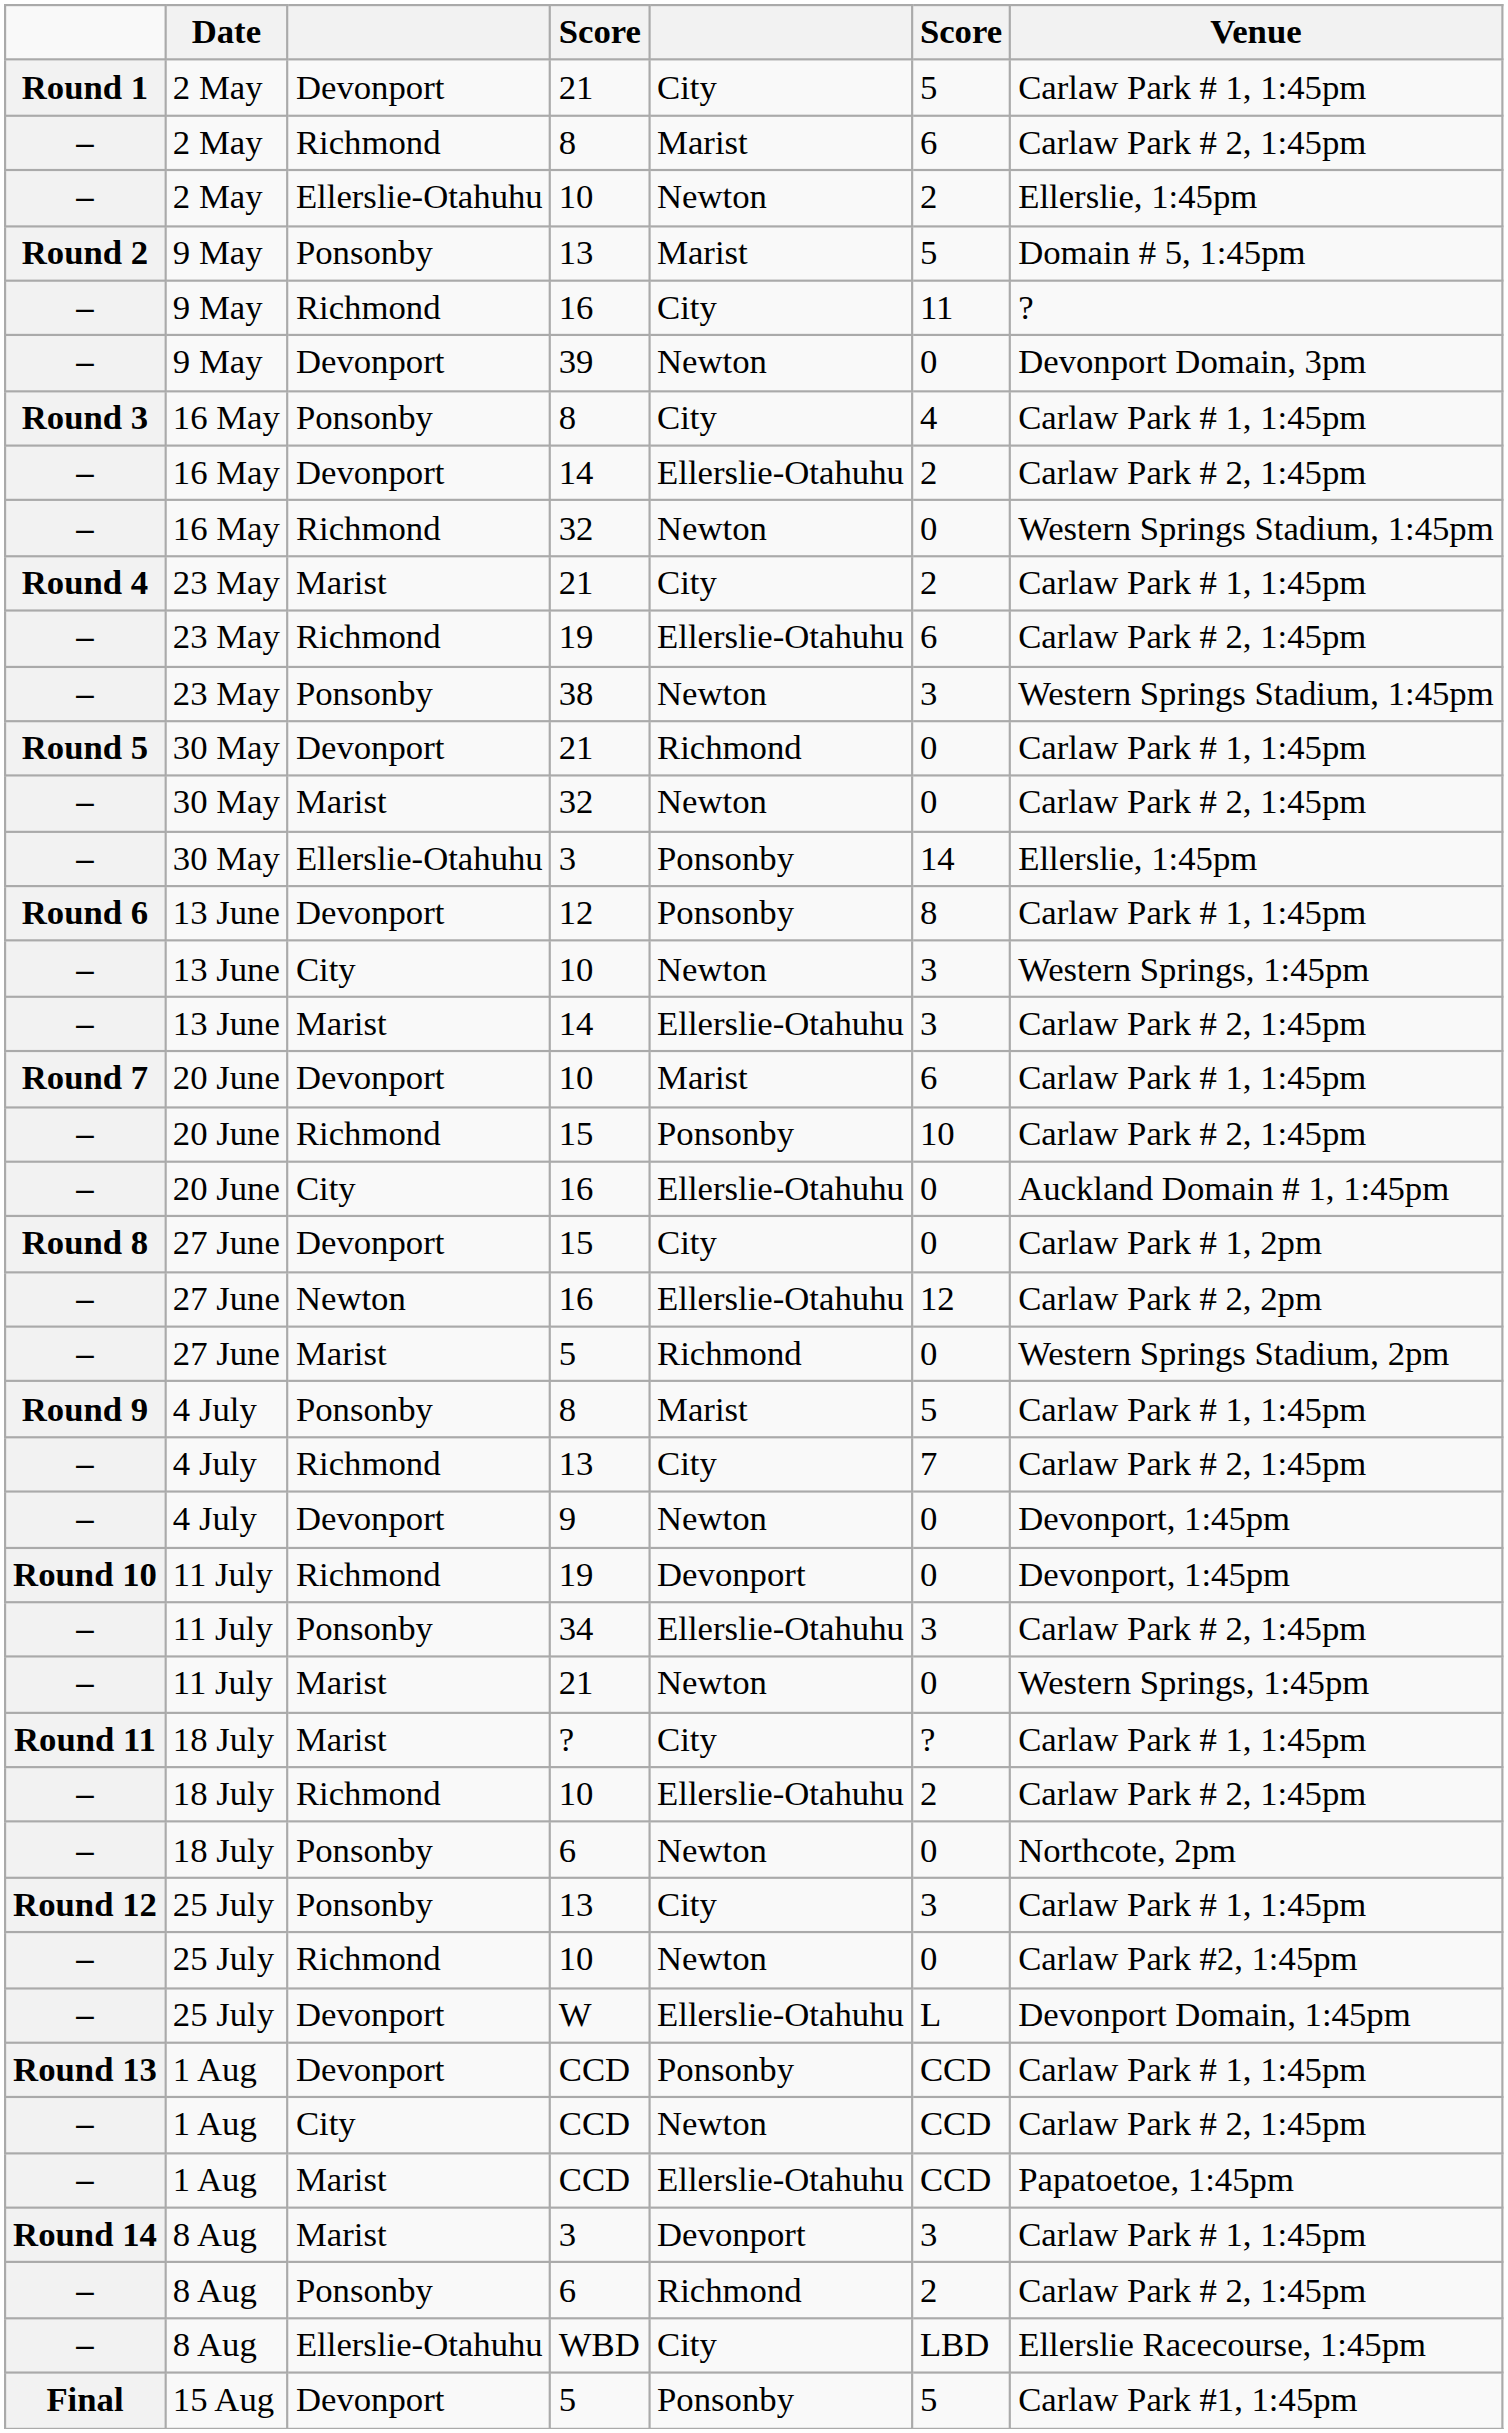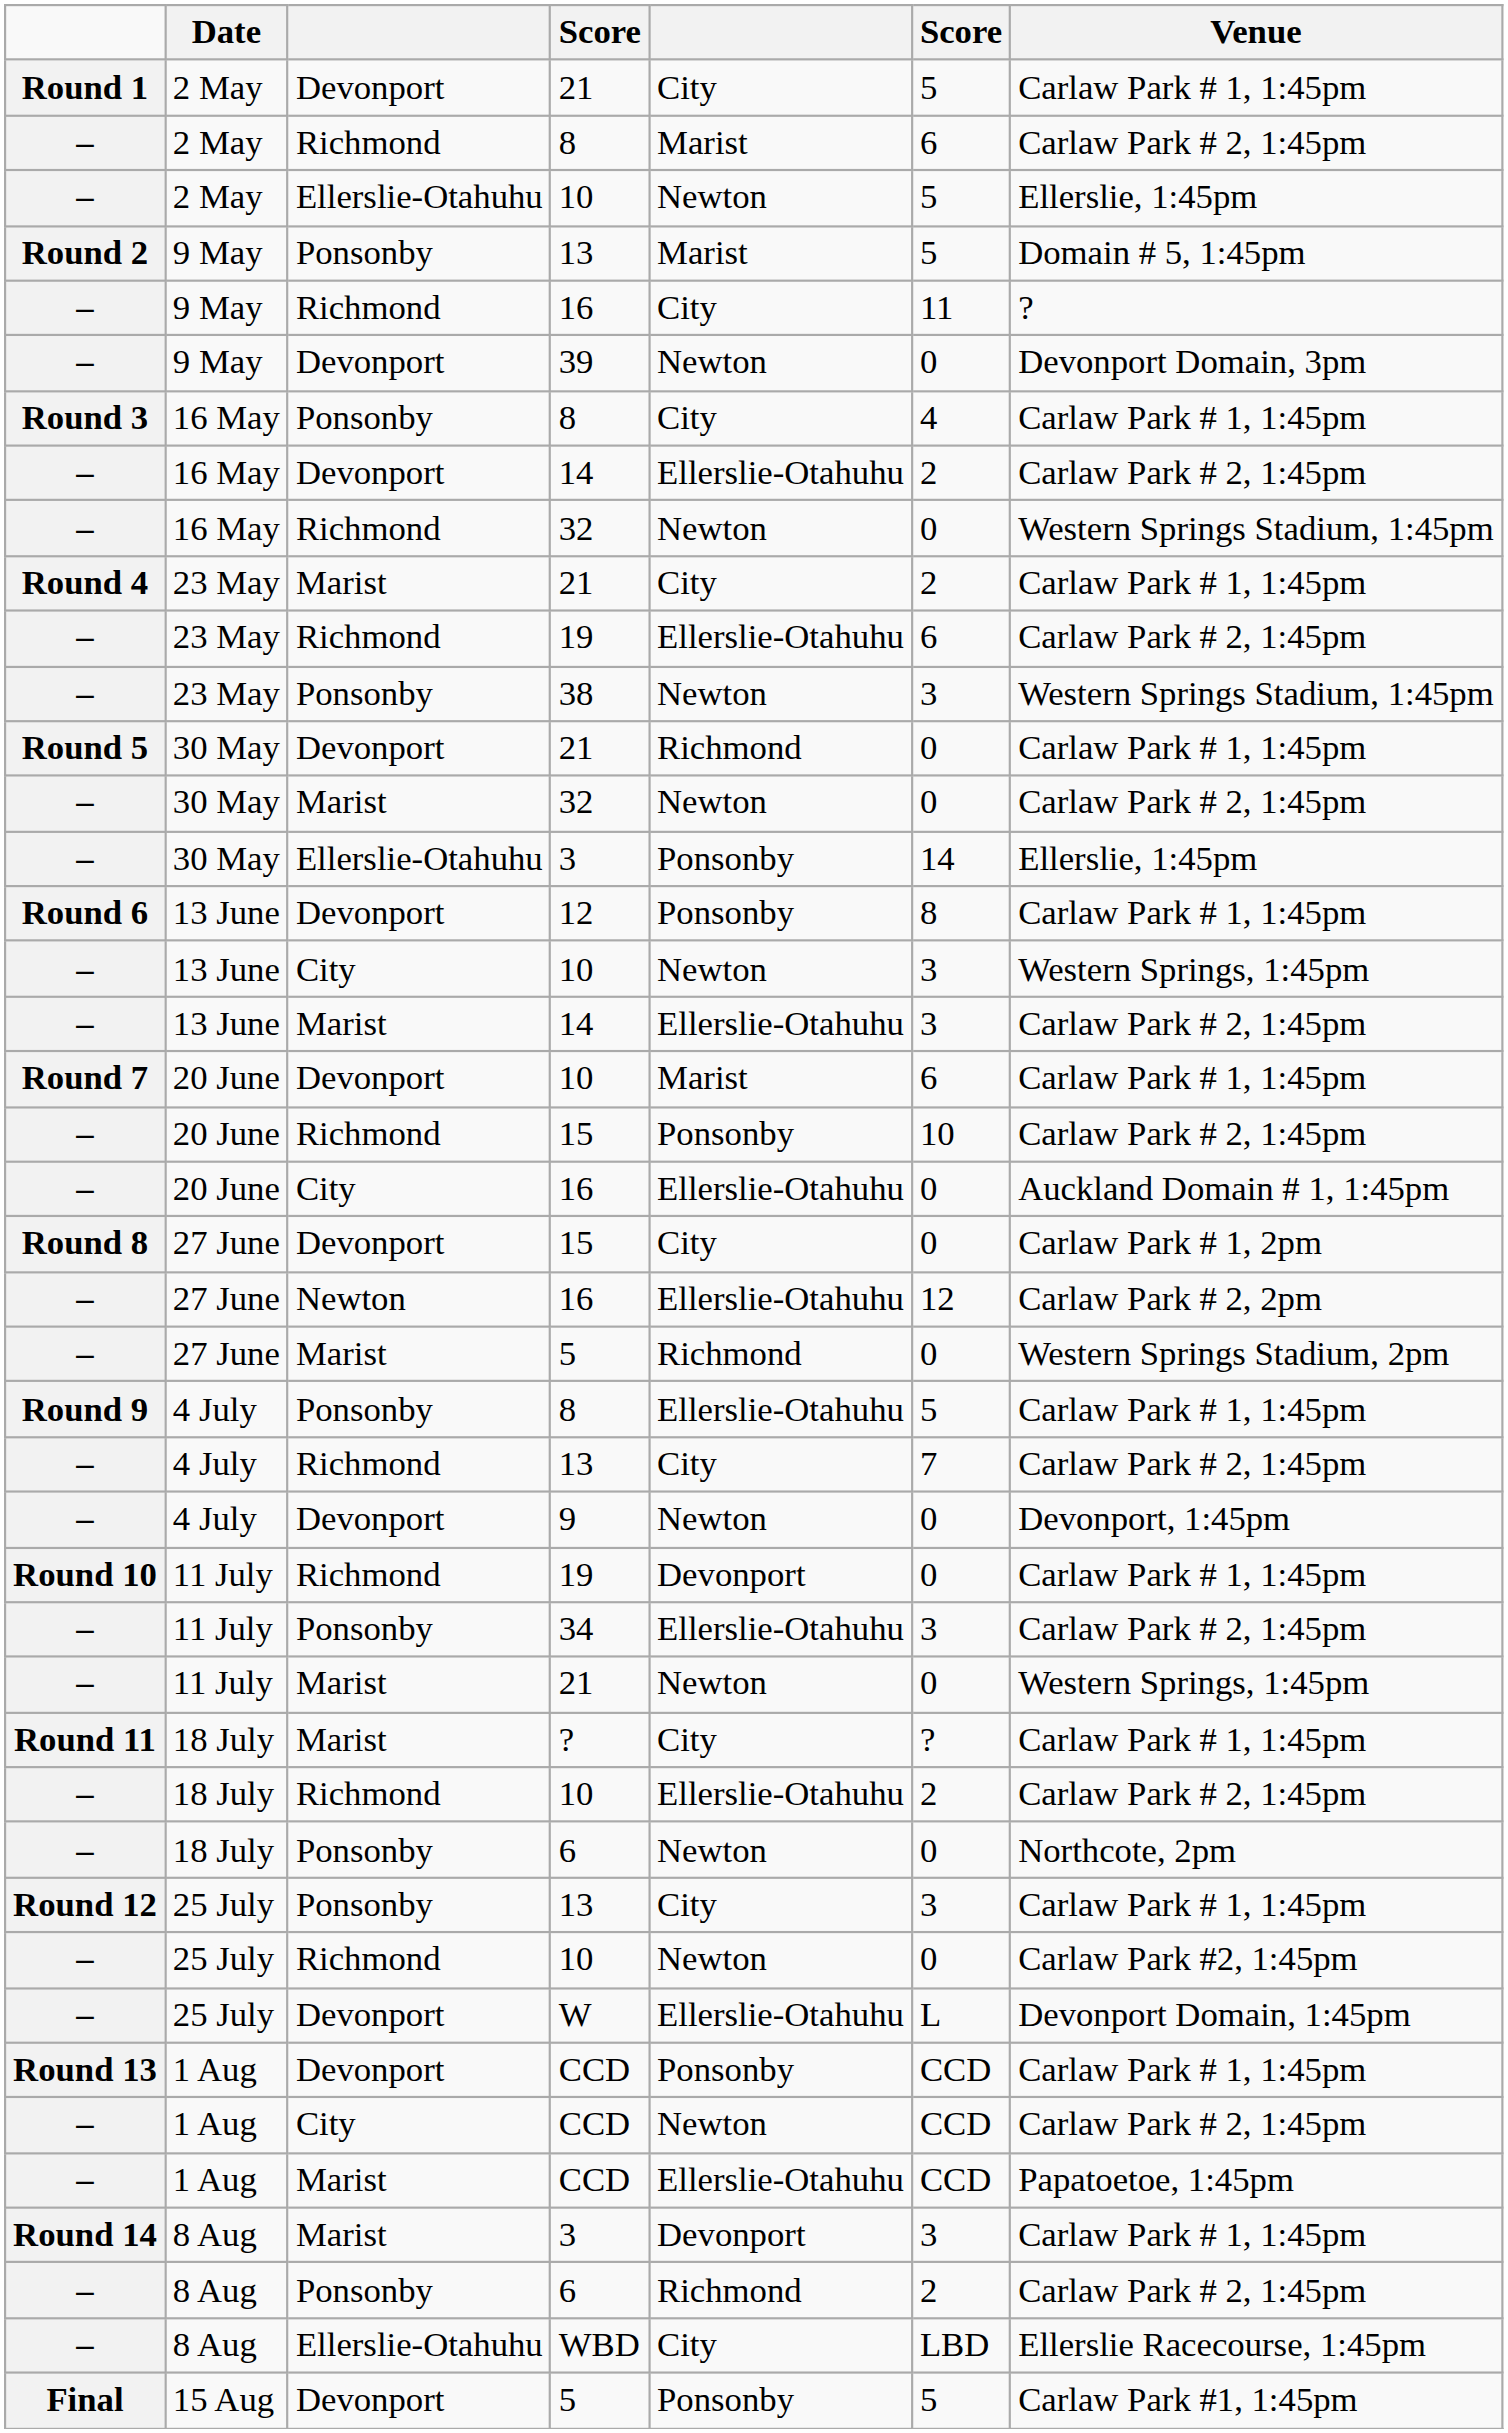(929, 197) 2 -> (929, 197) 5
(702, 1408) Marist -> (780, 1408) Ellerslie-Otahuhu
(1154, 1573) Devonport, 1:45pm -> (1192, 1573) Carlaw Park # 1, 1:45pm
